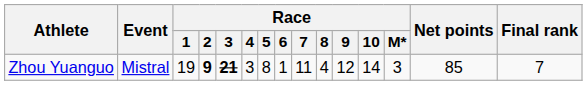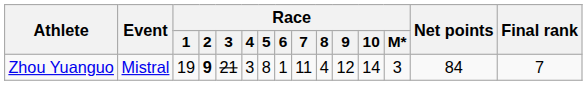(228, 68) bold -> (228, 68) normal
(454, 68) 85 -> (454, 68) 84
